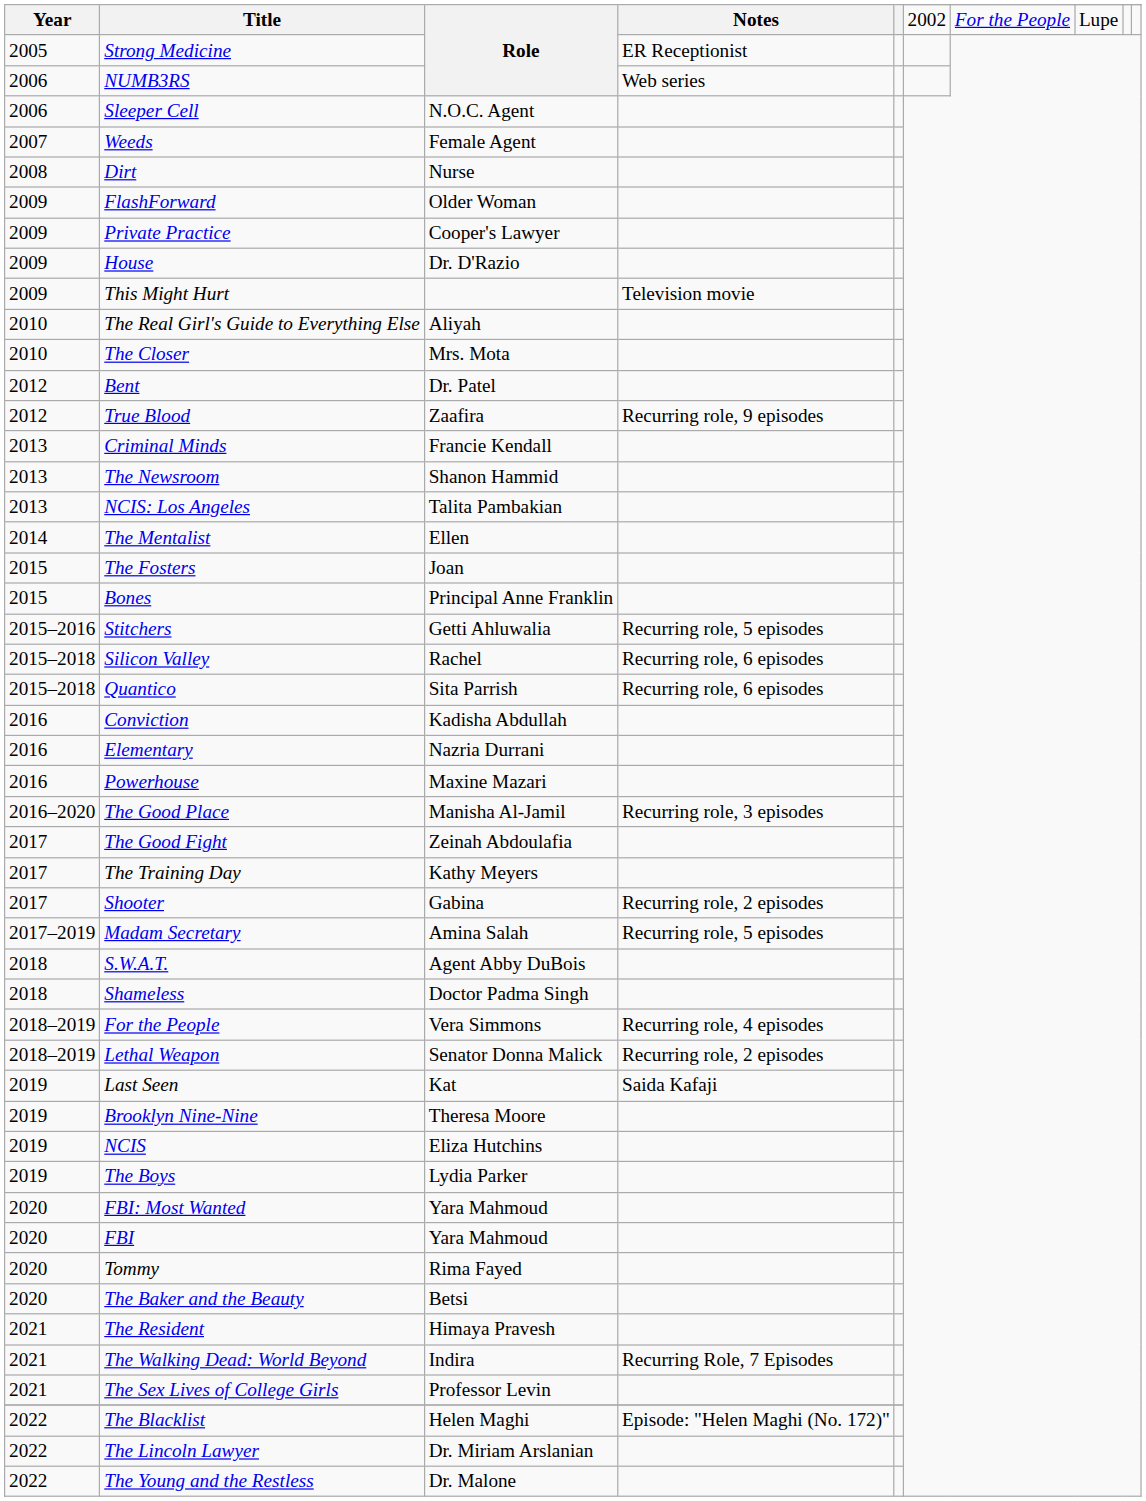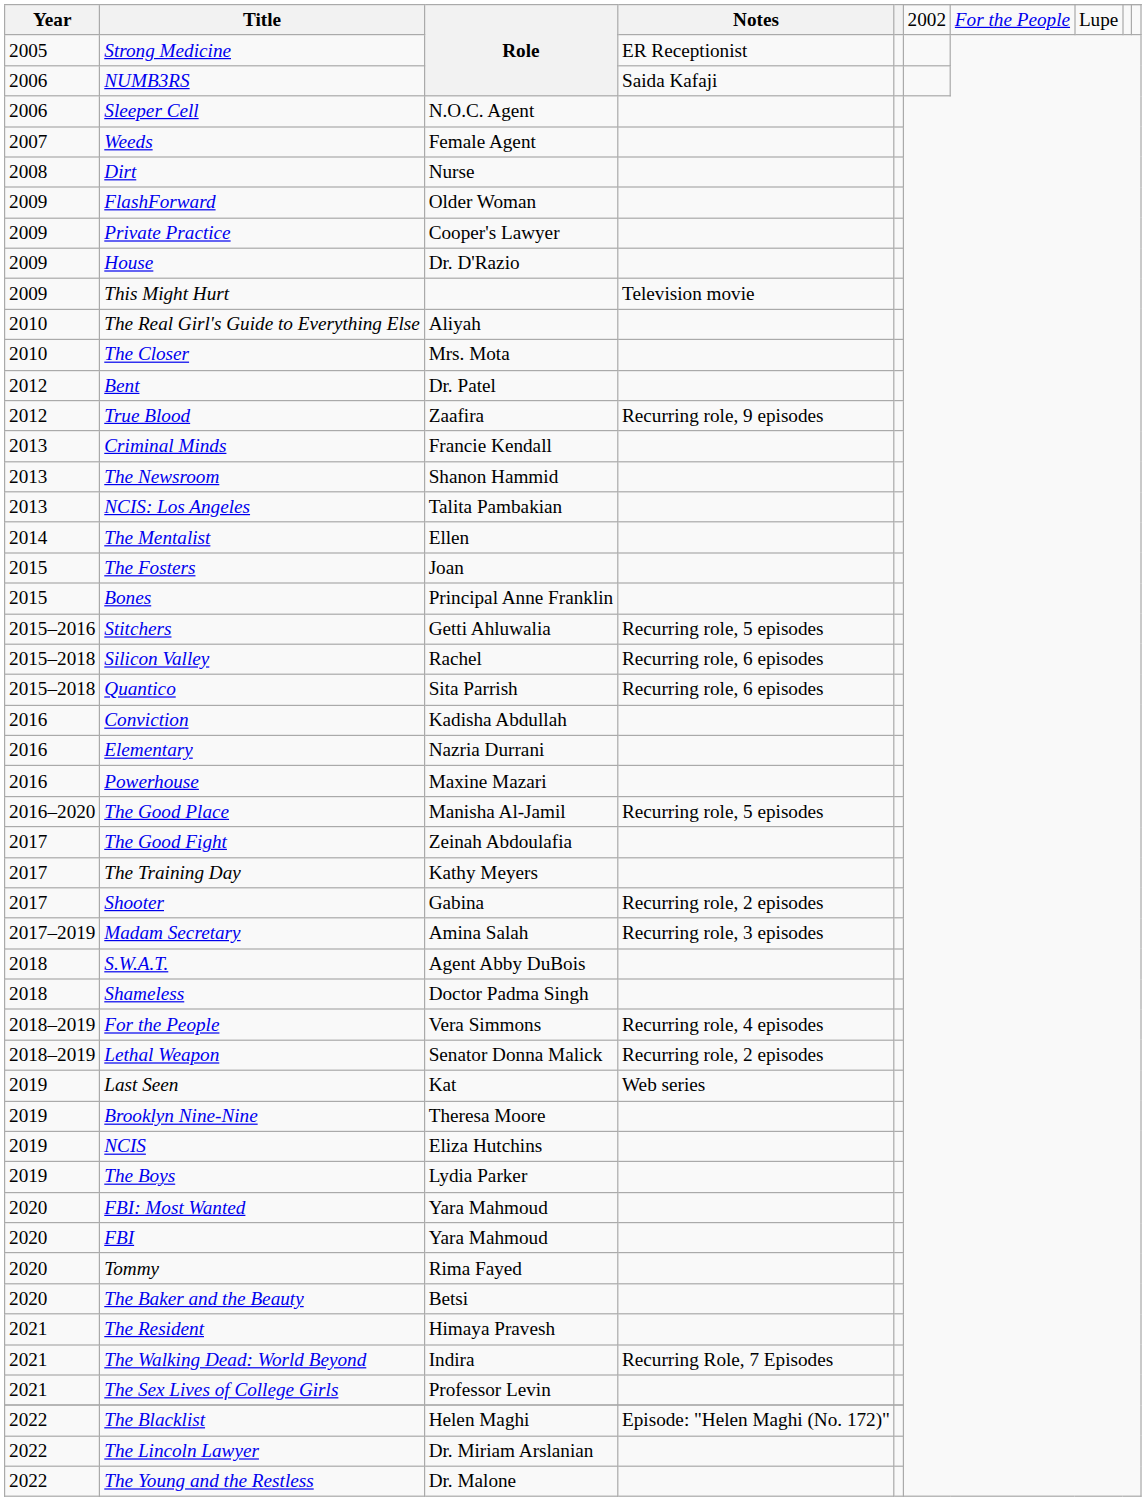(664, 80) Web series -> (670, 80) Saida Kafaji
(723, 811) Recurring role, 3 episodes -> (723, 811) Recurring role, 5 episodes
(723, 933) Recurring role, 5 episodes -> (723, 933) Recurring role, 3 episodes
(670, 1085) Saida Kafaji -> (664, 1085) Web series
